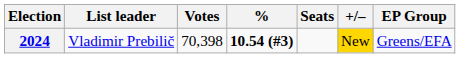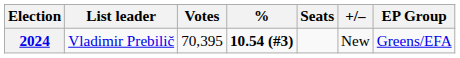(202, 40) 70,398 -> (202, 40) 70,395
(355, 40) gold background -> (355, 40) no background
